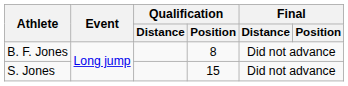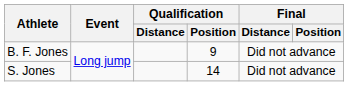(213, 52) 8 -> (213, 52) 9
(213, 71) 15 -> (213, 71) 14
